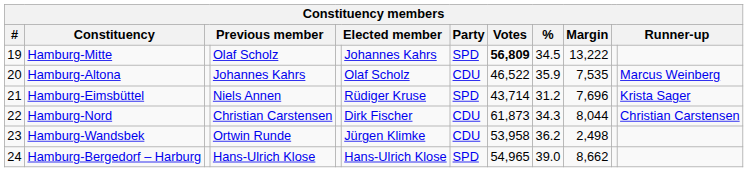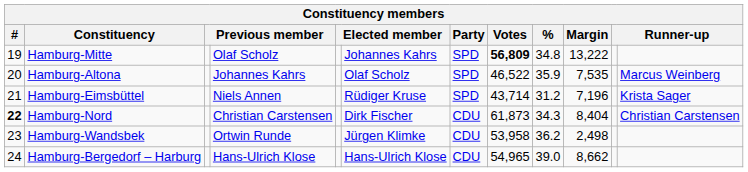(548, 55) 34.5 -> (548, 55) 34.8
(466, 75) CDU -> (466, 75) SPD
(592, 95) 7,696 -> (592, 95) 7,196
(14, 116) normal -> (14, 116) bold
(592, 116) 8,044 -> (592, 116) 8,404
(466, 156) SPD -> (466, 156) CDU
